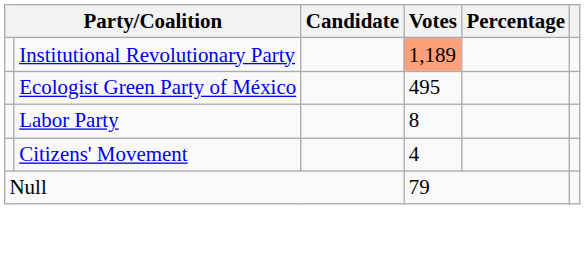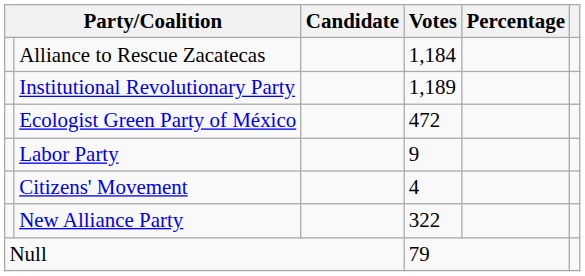+ row: (142, 54)
(432, 54) lightsalmon background -> (432, 87) no background
(424, 87) 495 -> (424, 120) 472
(414, 120) 8 -> (414, 154) 9
+ row: (101, 220)
